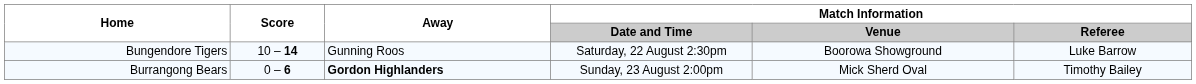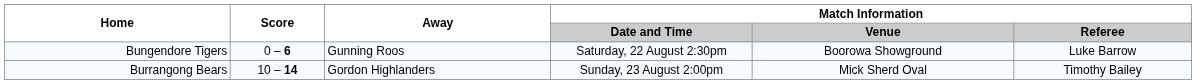(277, 51) 10 – 14 -> (277, 51) 0 – 6
(277, 70) 0 – 6 -> (277, 70) 10 – 14
(386, 70) bold -> (381, 70) normal
